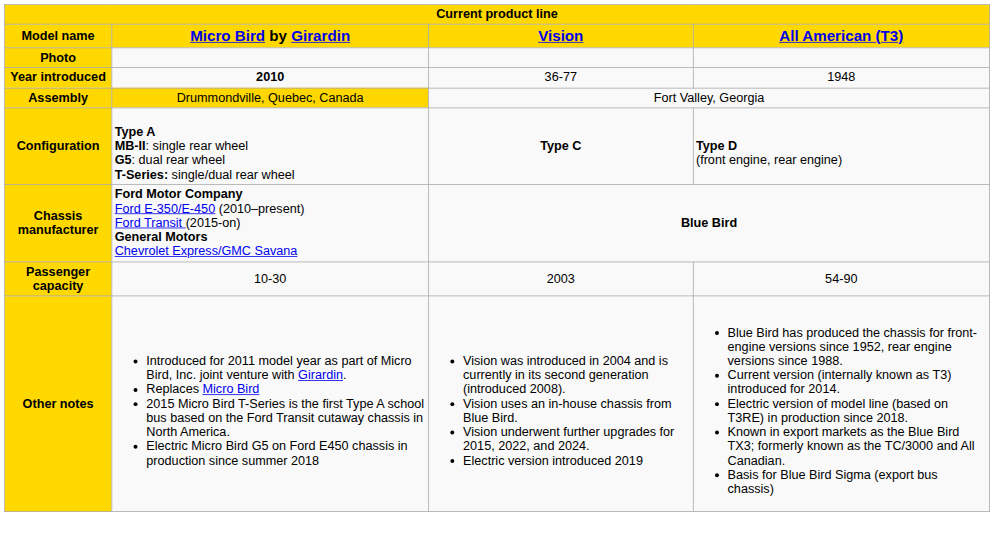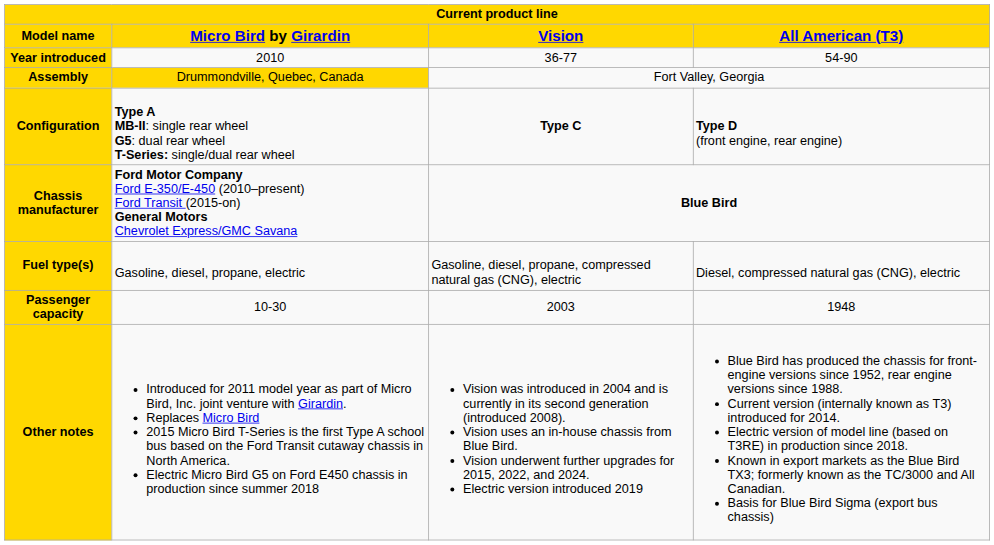- row: (58, 57)
(270, 77) bold -> (270, 57) normal
(841, 77) 1948 -> (841, 57) 54-90
+ row: (58, 265)
(841, 278) 54-90 -> (841, 307) 1948
